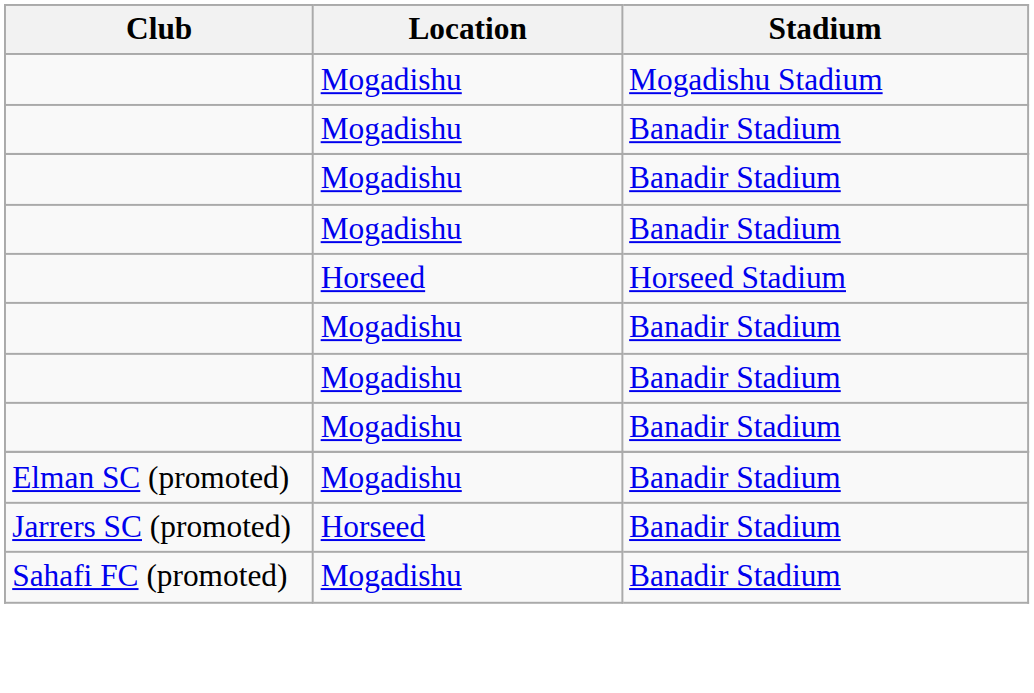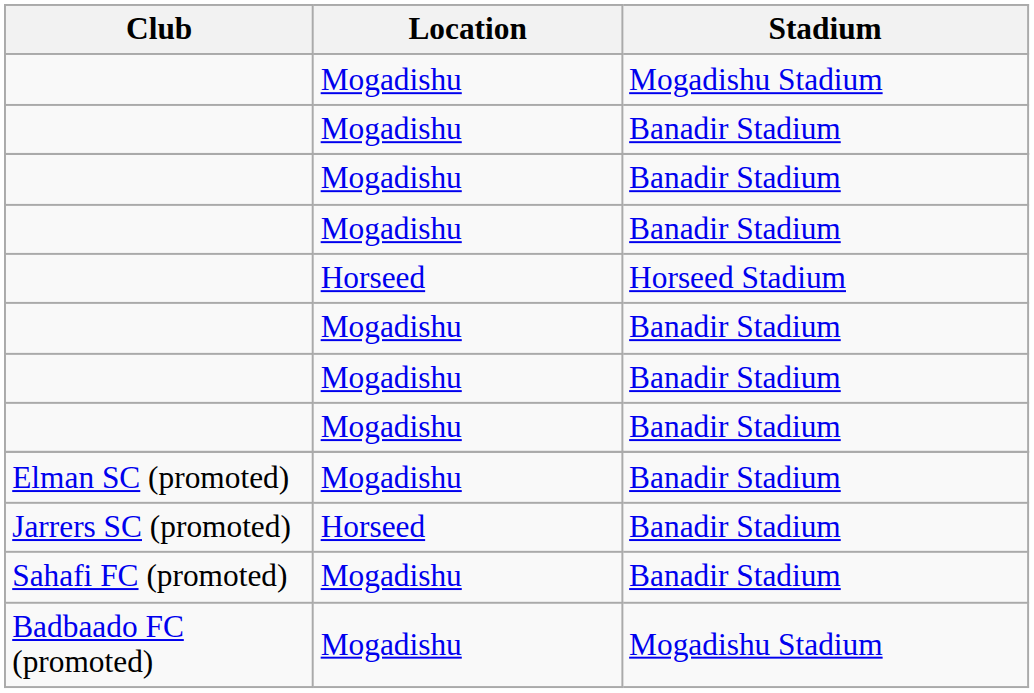+ row: (98, 643)
